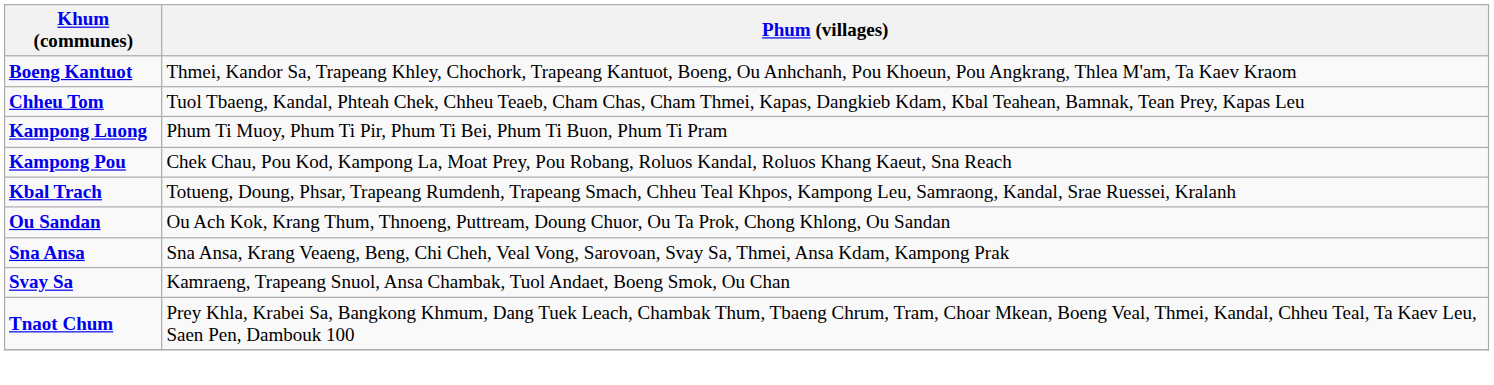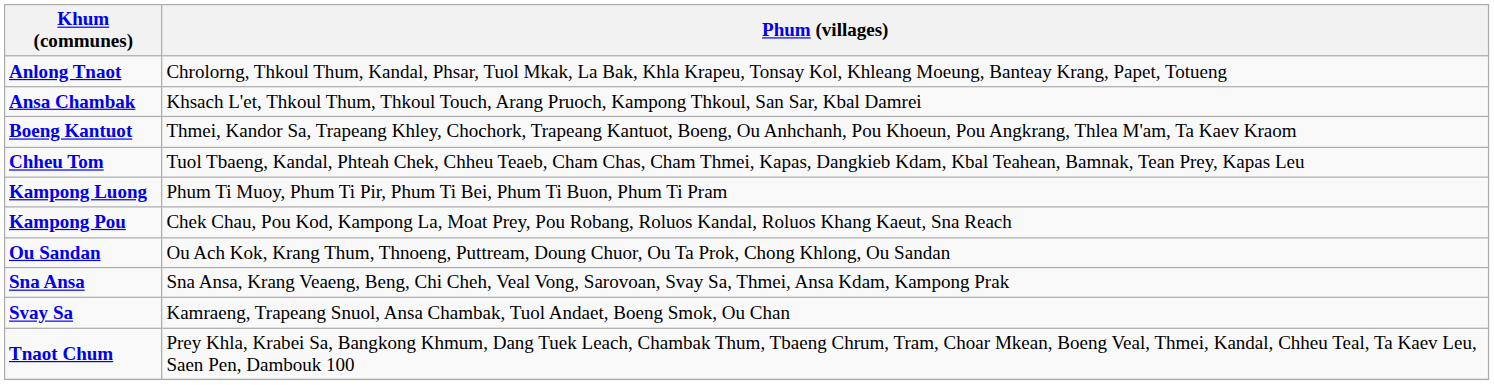+ row: (65, 71)
+ row: (72, 101)
- row: (55, 191)
